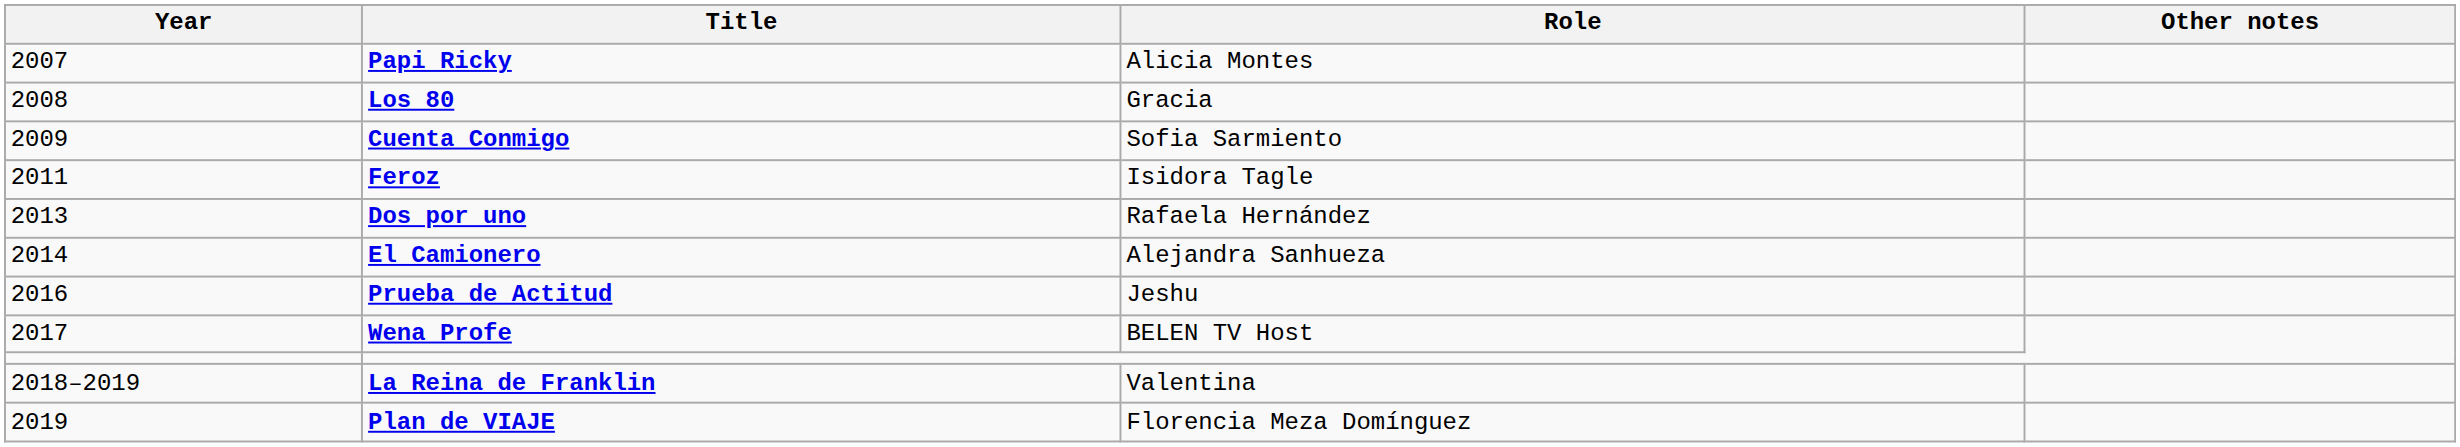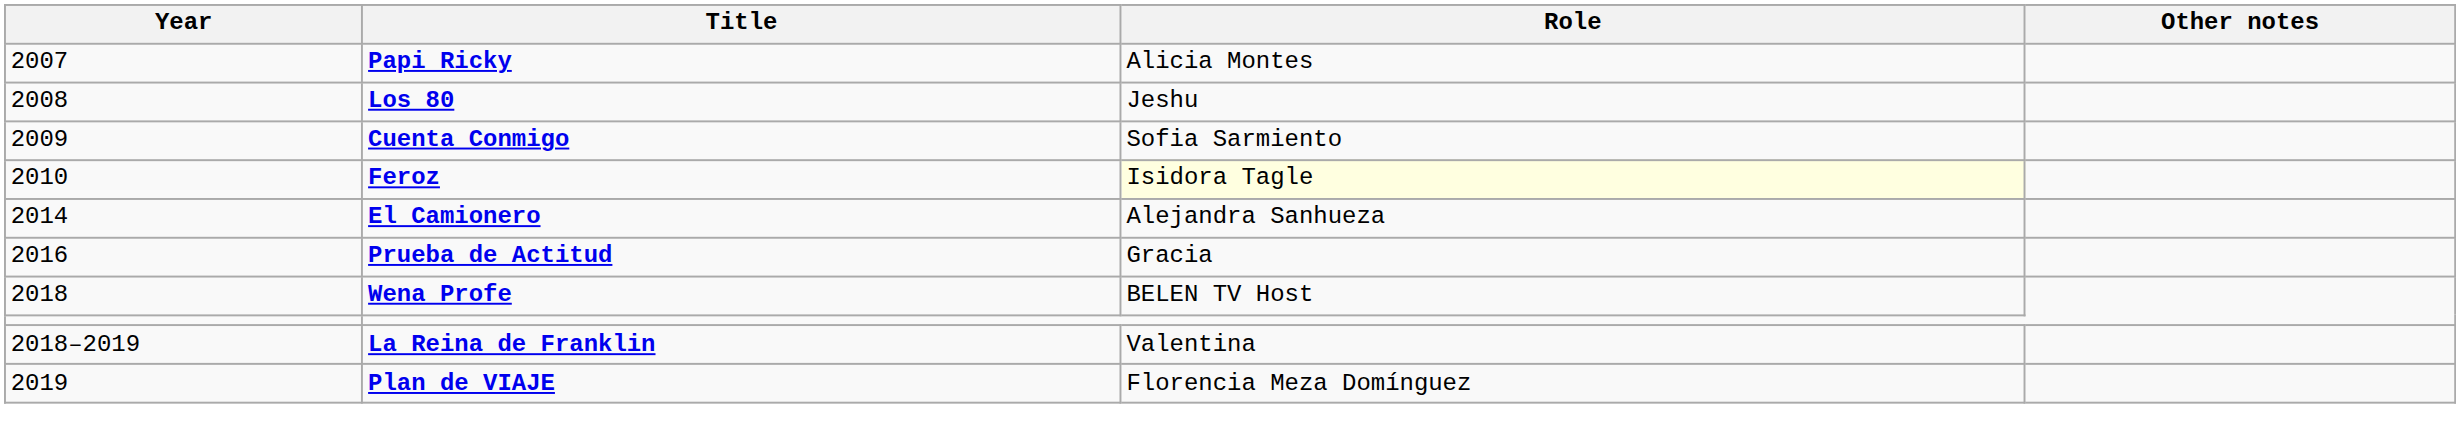(1170, 102) Gracia -> (1162, 102) Jeshu
(39, 179) 2011 -> (39, 179) 2010
(1220, 179) no background -> (1220, 179) lightyellow background
- row: (447, 218)
(1162, 295) Jeshu -> (1170, 257) Gracia
(39, 334) 2017 -> (39, 295) 2018
